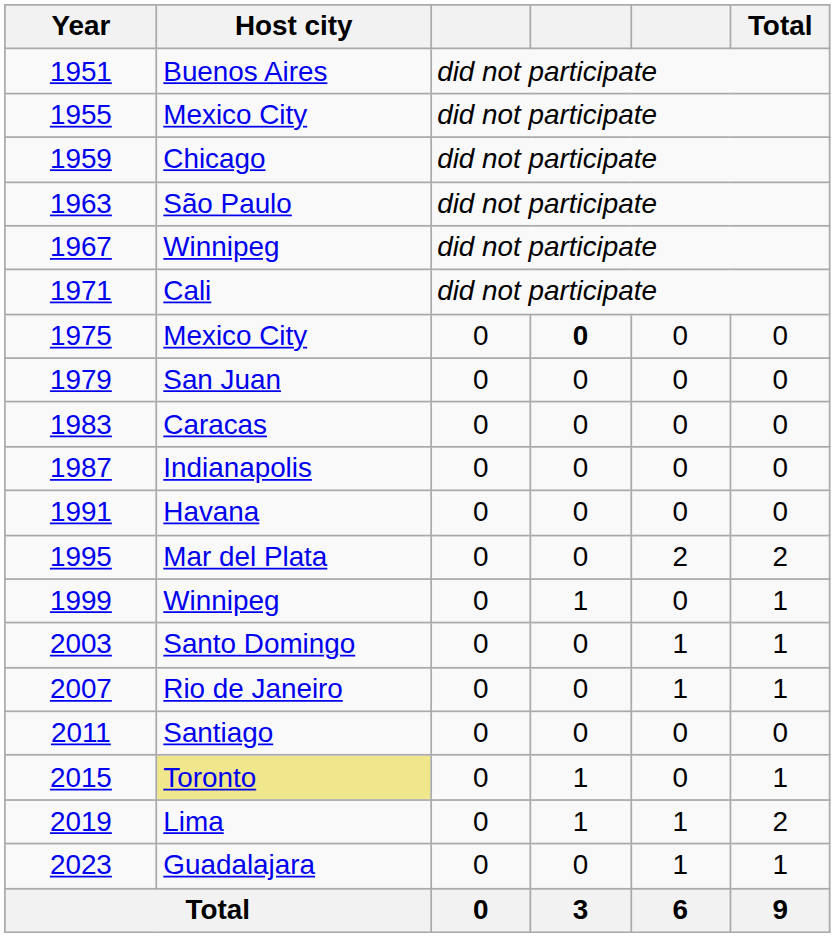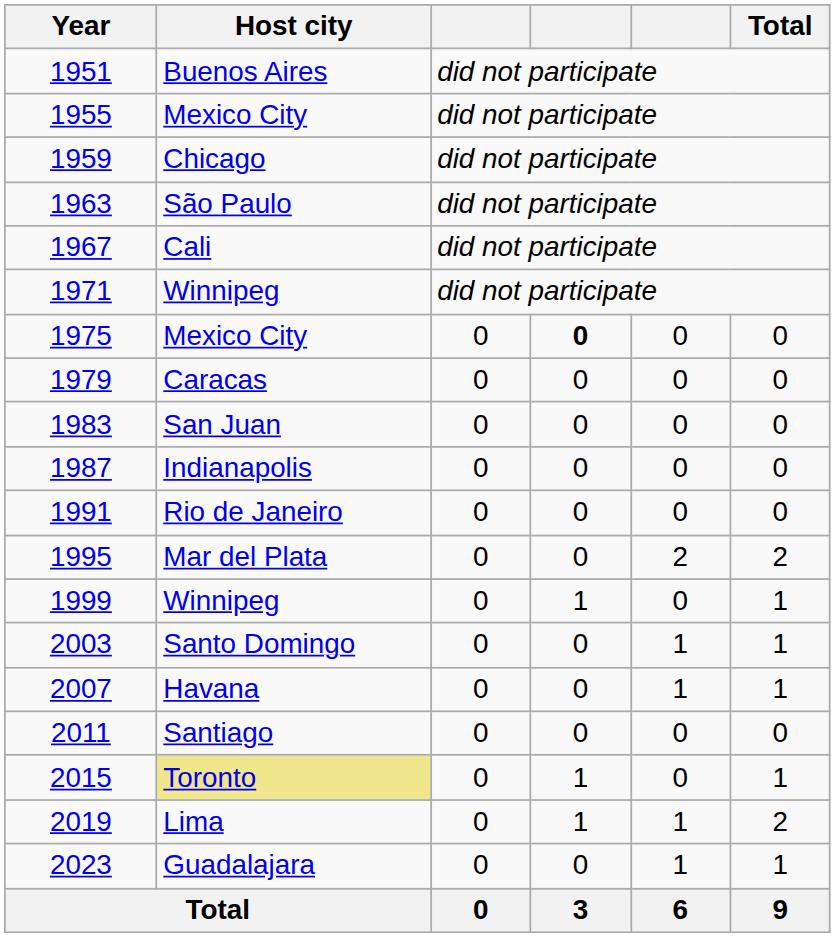(221, 247) Winnipeg -> (187, 247) Cali
(187, 291) Cali -> (221, 291) Winnipeg
(222, 379) San Juan -> (215, 379) Caracas
(215, 423) Caracas -> (222, 423) San Juan
(211, 512) Havana -> (253, 512) Rio de Janeiro
(253, 688) Rio de Janeiro -> (211, 688) Havana
